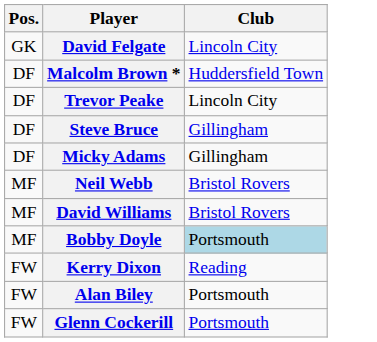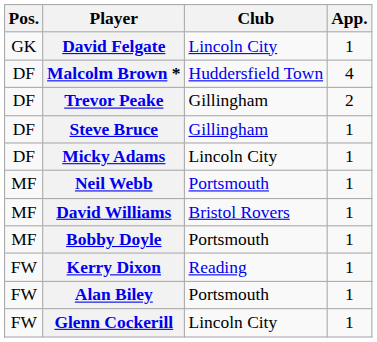+ column: (349, 18)
(233, 101) Lincoln City -> (228, 101) Gillingham
(228, 156) Gillingham -> (233, 156) Lincoln City
(239, 184) Bristol Rovers -> (229, 184) Portsmouth
(229, 239) lightblue background -> (229, 239) no background
(229, 322) Portsmouth -> (233, 322) Lincoln City
